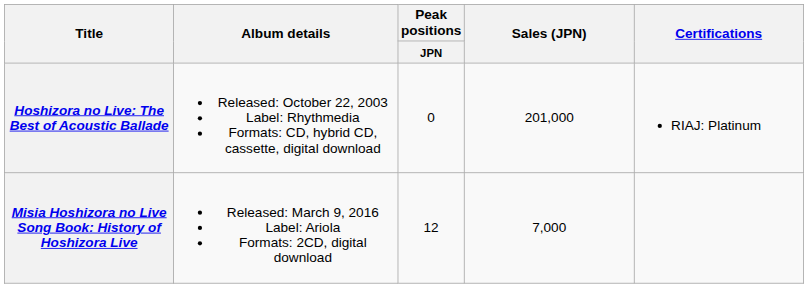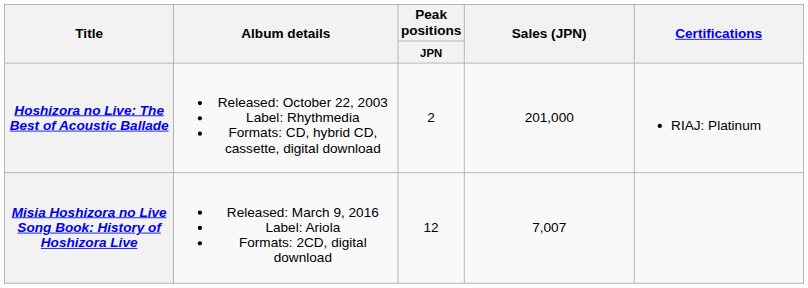(431, 117) 0 -> (431, 117) 2
(549, 227) 7,000 -> (549, 227) 7,007
